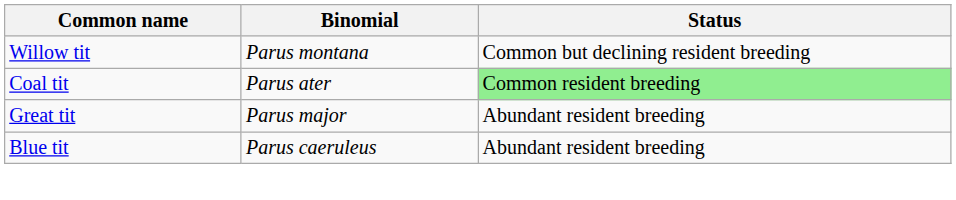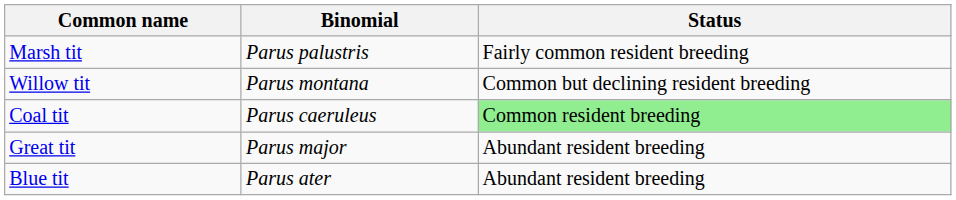+ row: (46, 52)
(288, 83) Parus ater -> (311, 115) Parus caeruleus
(311, 147) Parus caeruleus -> (288, 178) Parus ater
